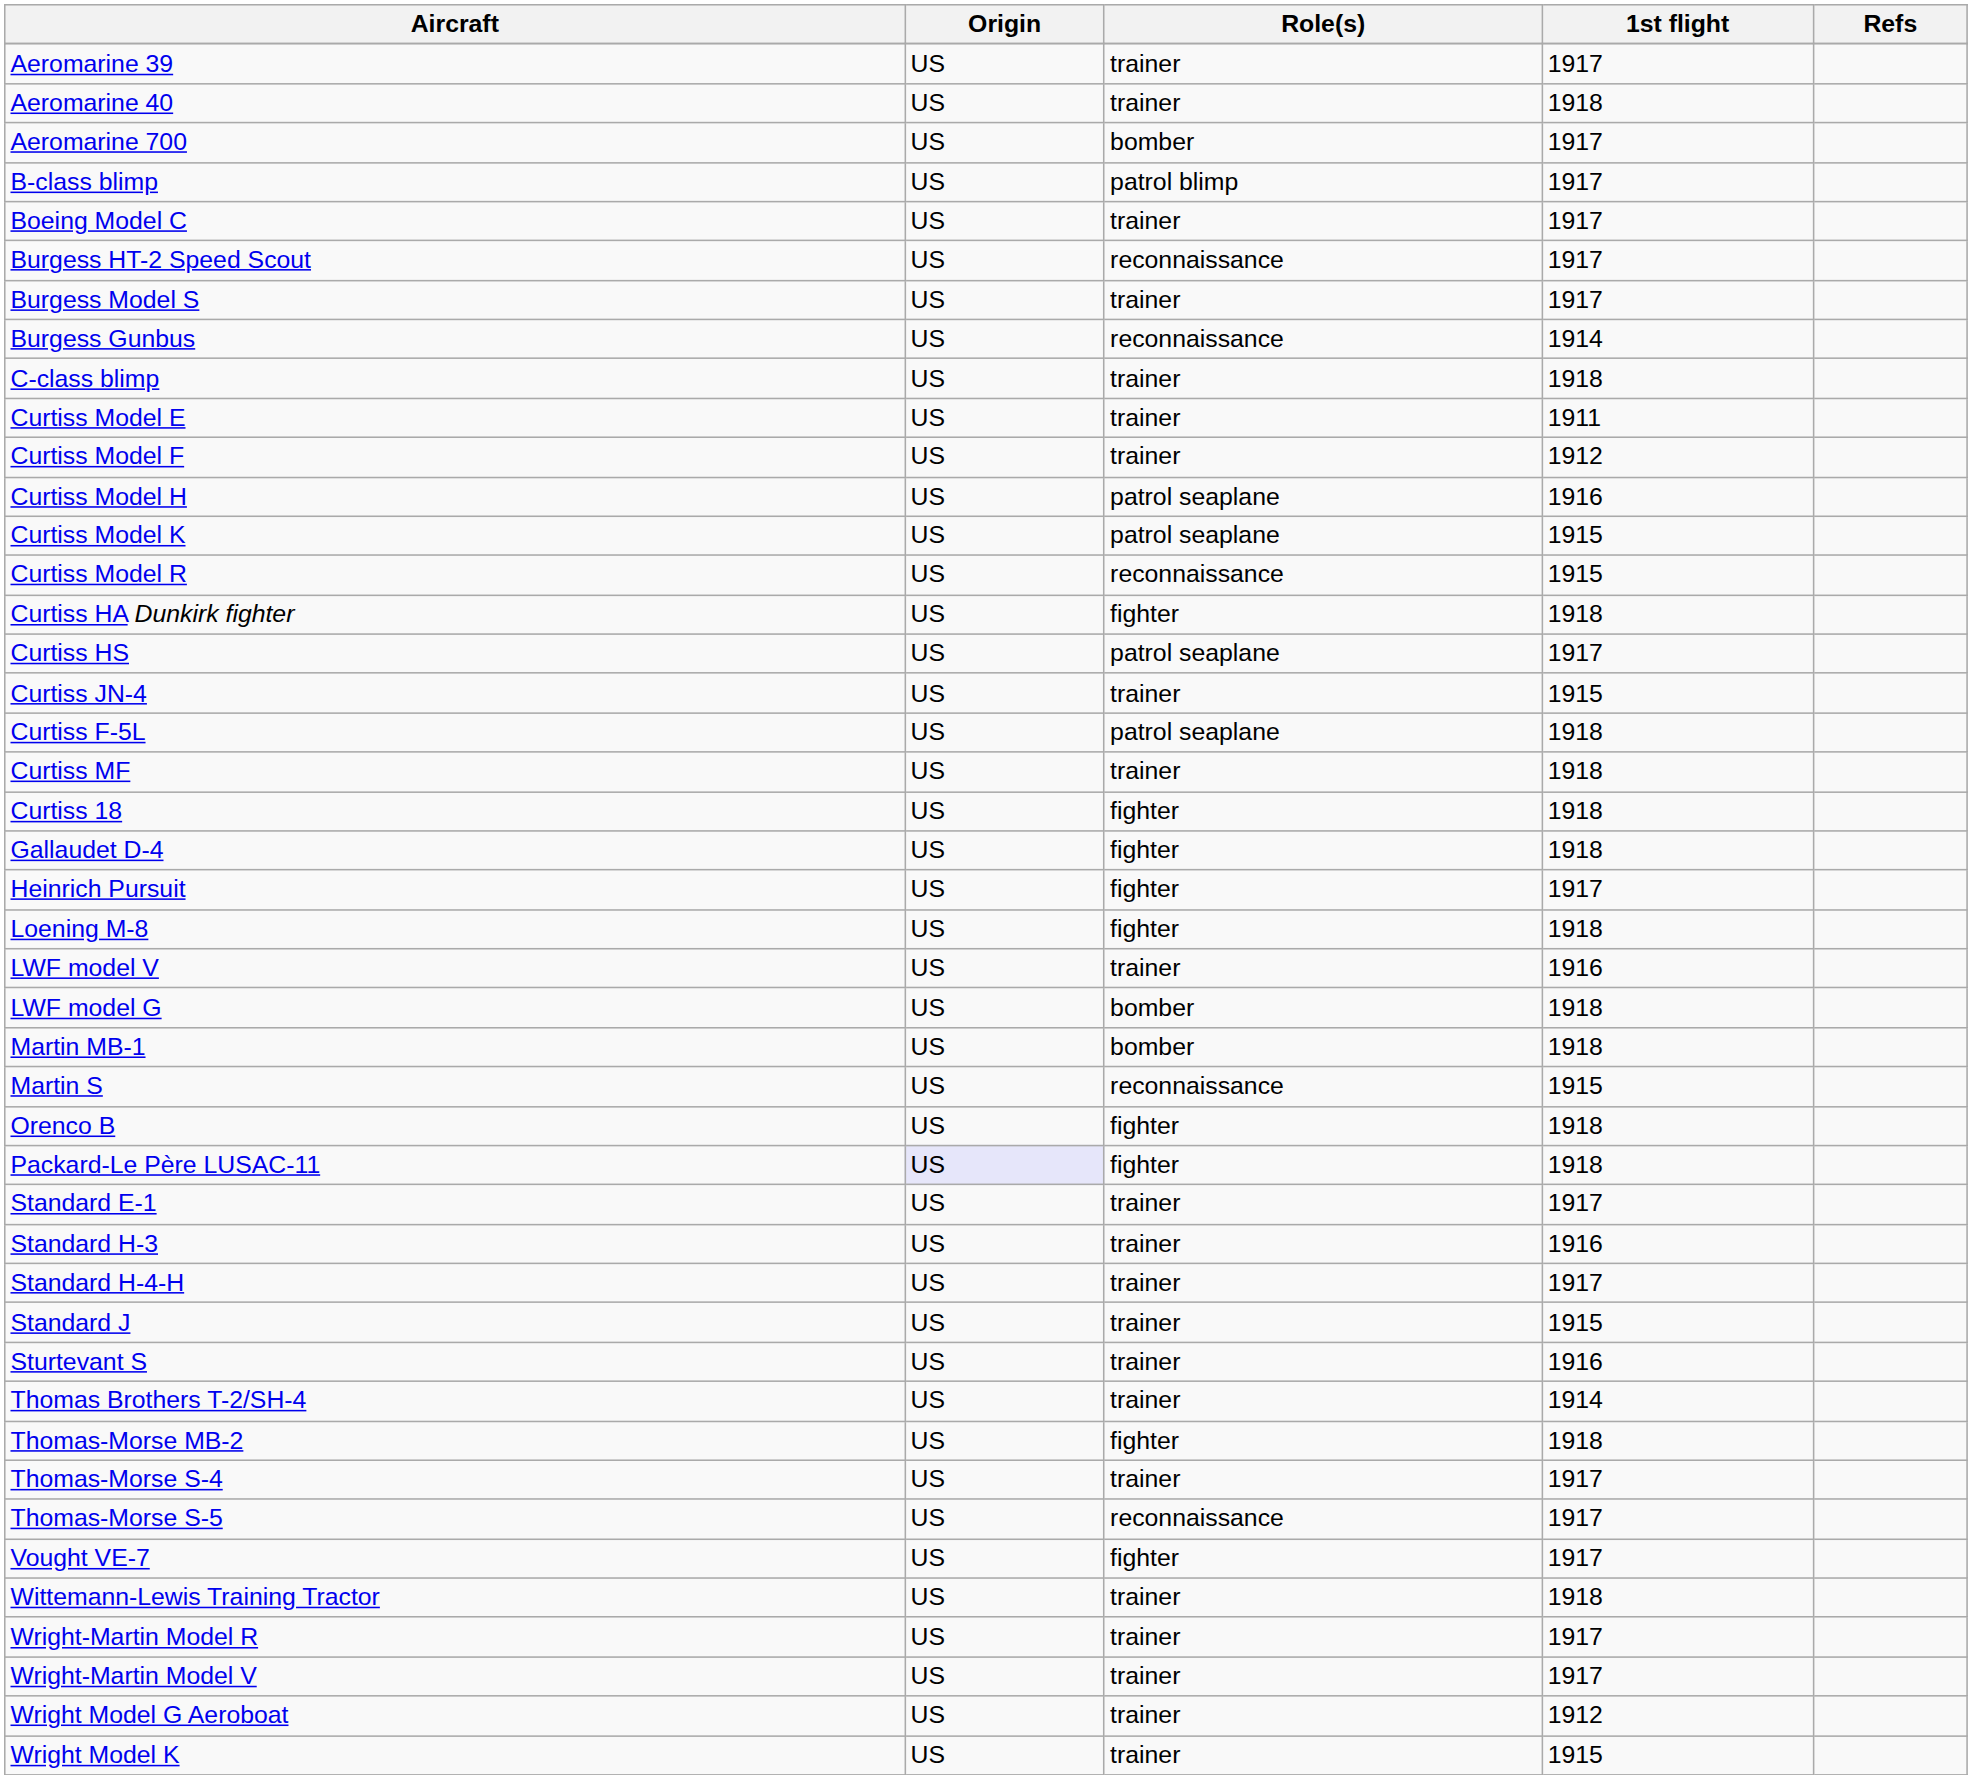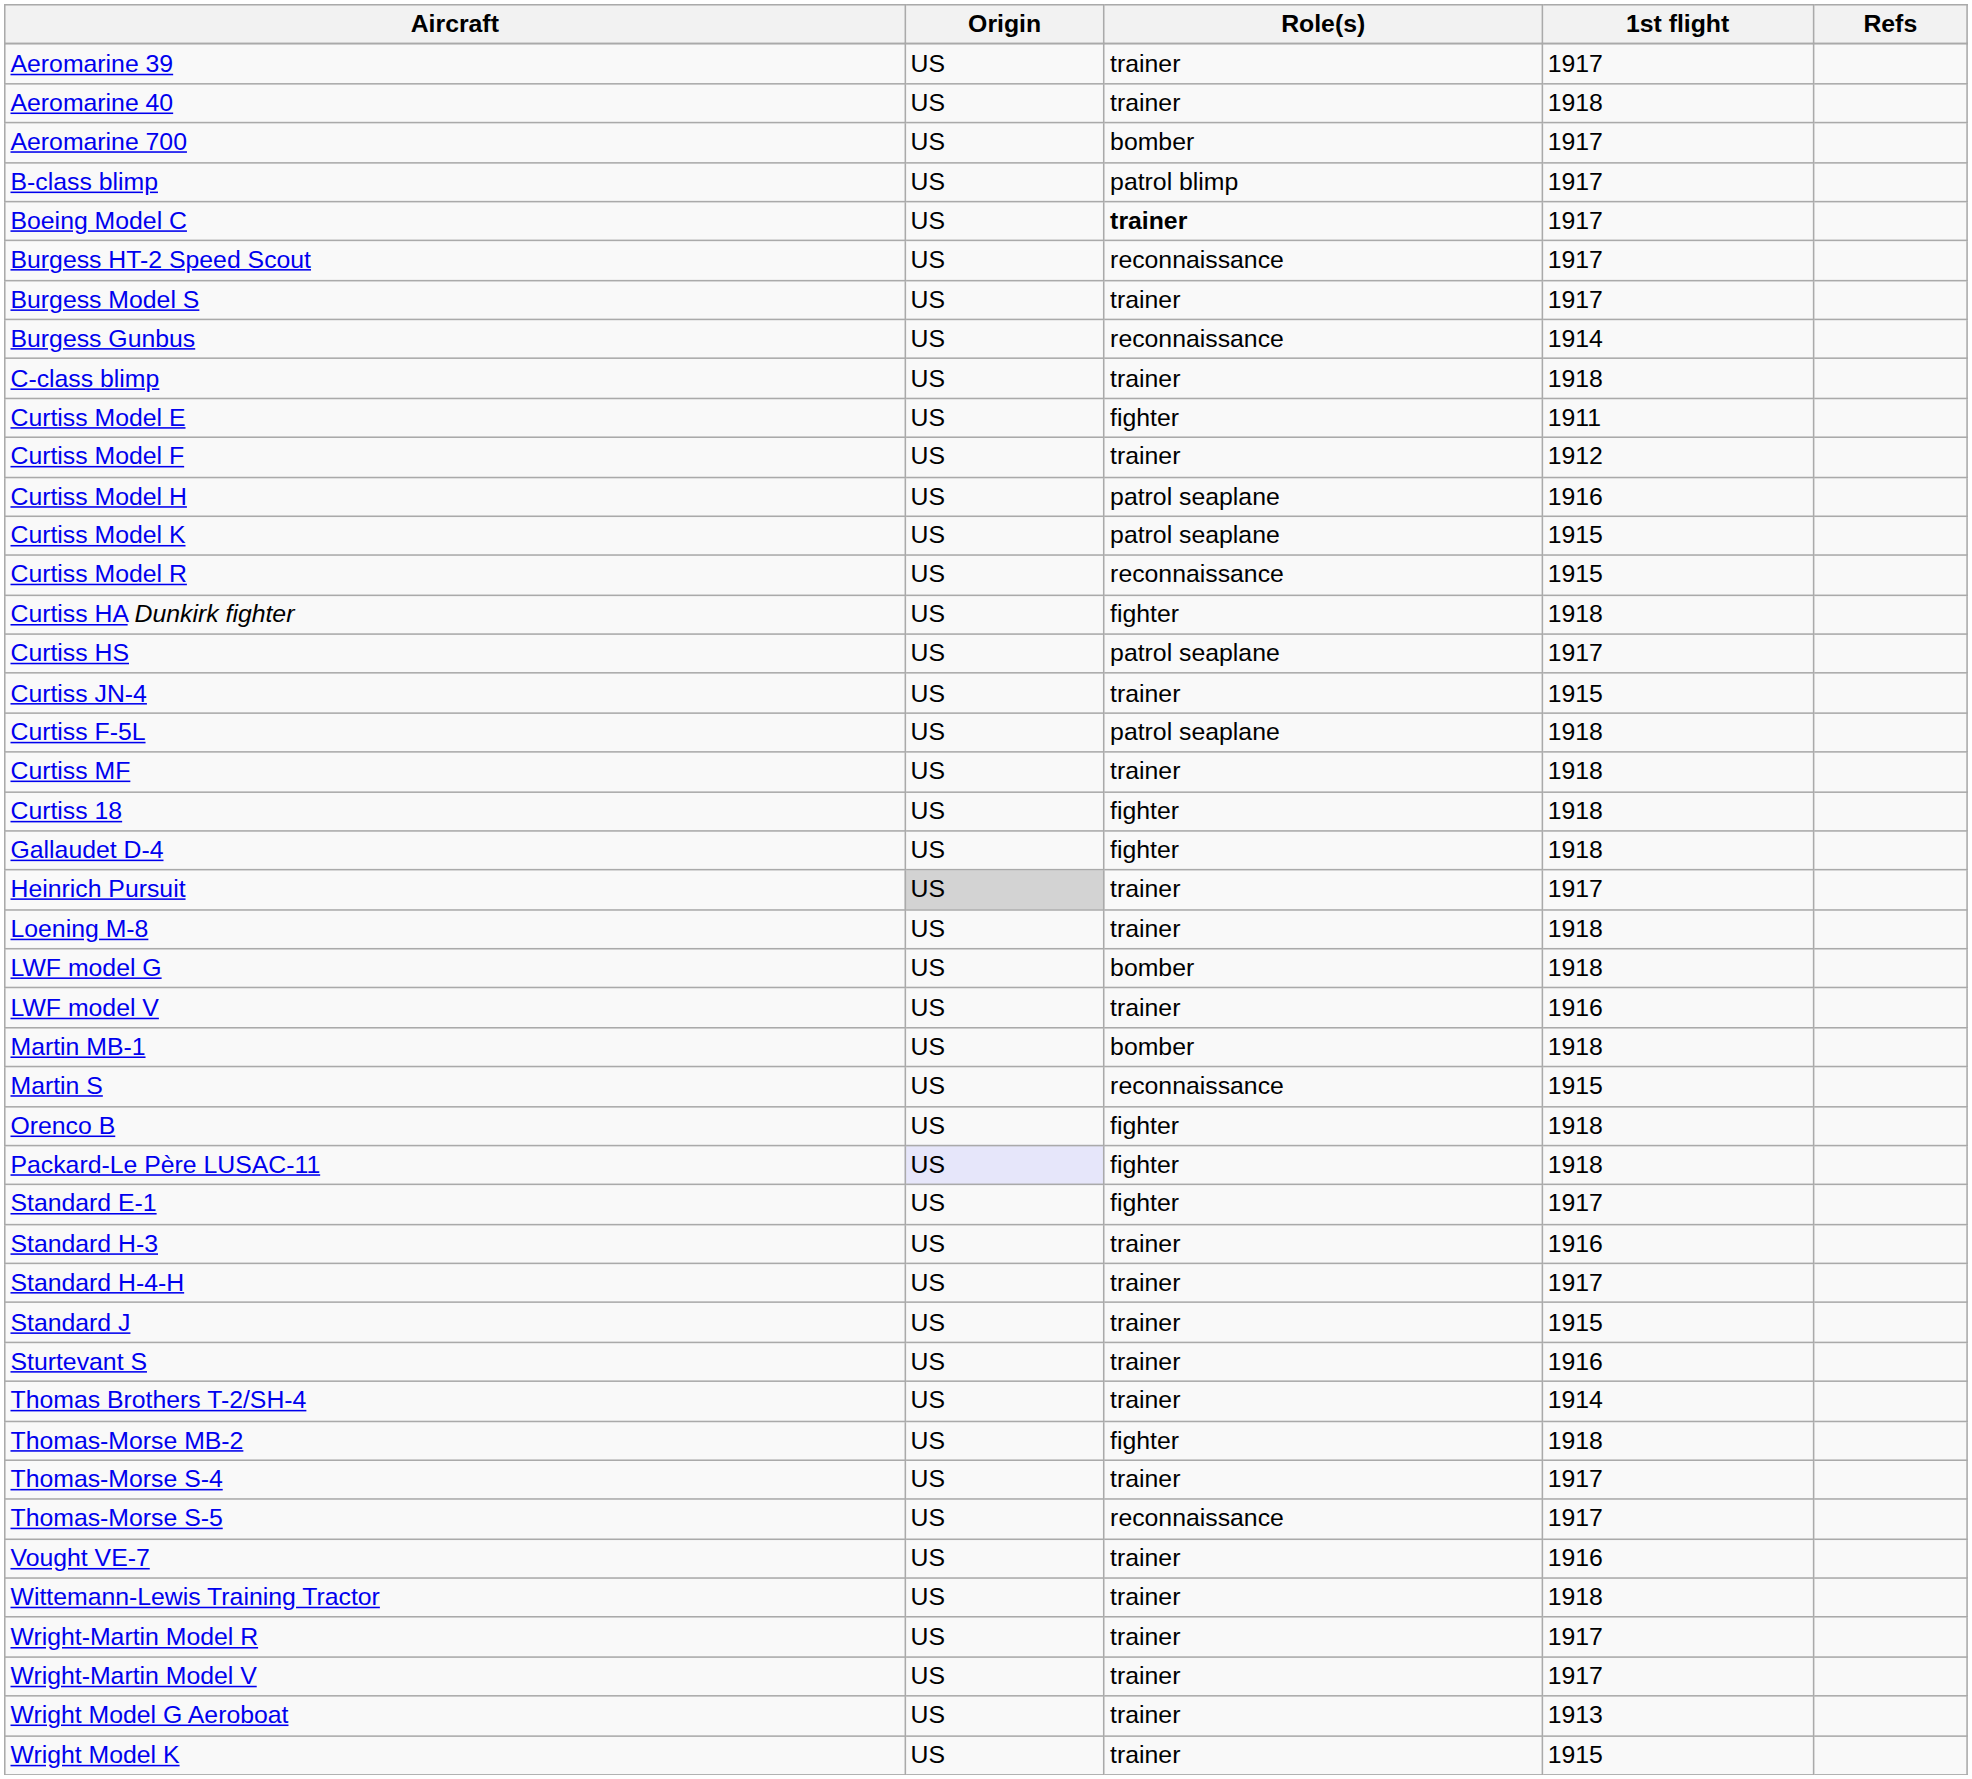(1145, 220) normal -> (1149, 220) bold
(1145, 417) trainer -> (1145, 417) fighter
(928, 889) no background -> (928, 889) lightgrey background
(1145, 889) fighter -> (1145, 889) trainer
(1145, 928) fighter -> (1145, 928) trainer
rows swapped: (85, 968) <-> (86, 1007)
(1145, 1204) trainer -> (1145, 1204) fighter
(1145, 1558) fighter -> (1145, 1558) trainer
(1575, 1558) 1917 -> (1575, 1558) 1916
(1575, 1715) 1912 -> (1575, 1715) 1913
